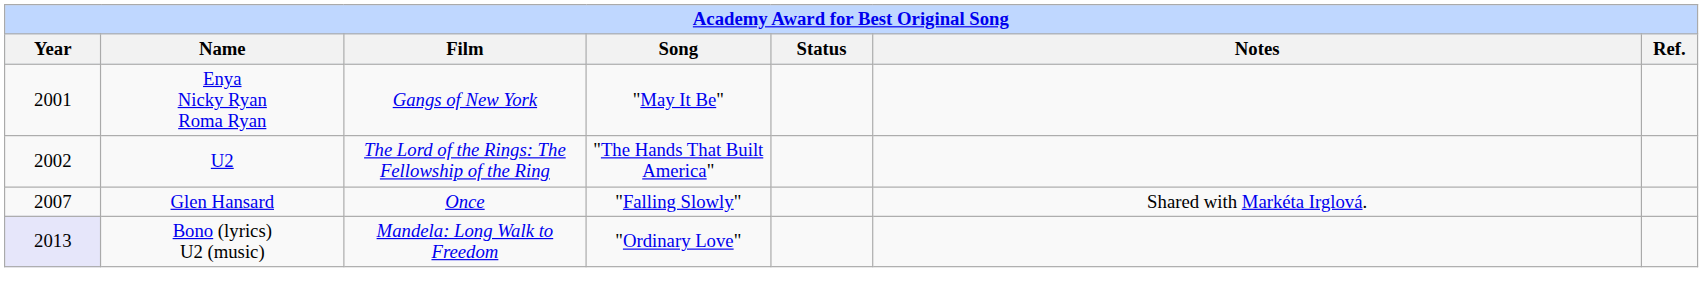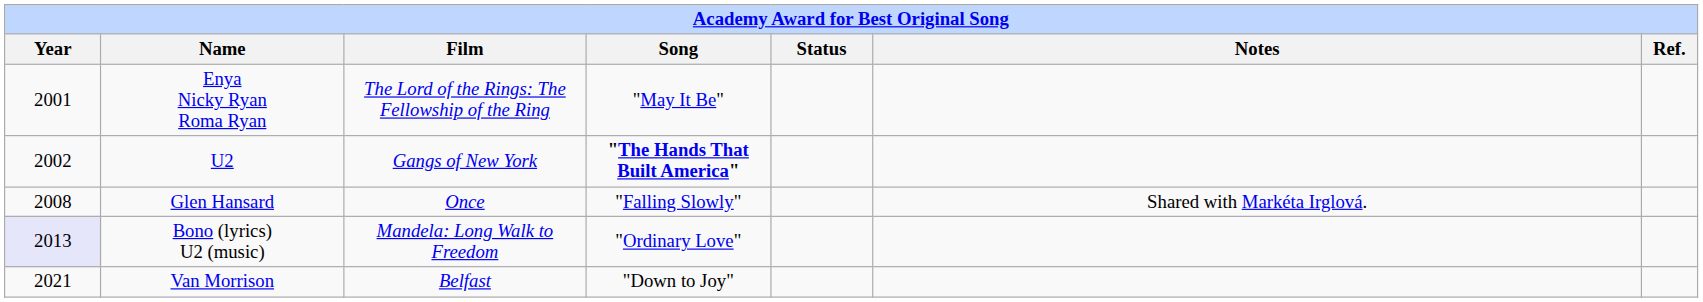(465, 99) Gangs of New York -> (465, 99) The Lord of the Rings: The Fellowship of the Ring
(465, 161) The Lord of the Rings: The Fellowship of the Ring -> (465, 161) Gangs of New York
(678, 161) normal -> (678, 161) bold
(53, 201) 2007 -> (53, 201) 2008
+ row: (222, 281)
